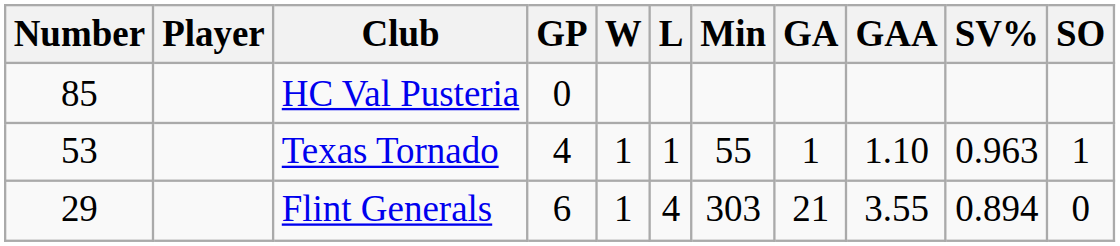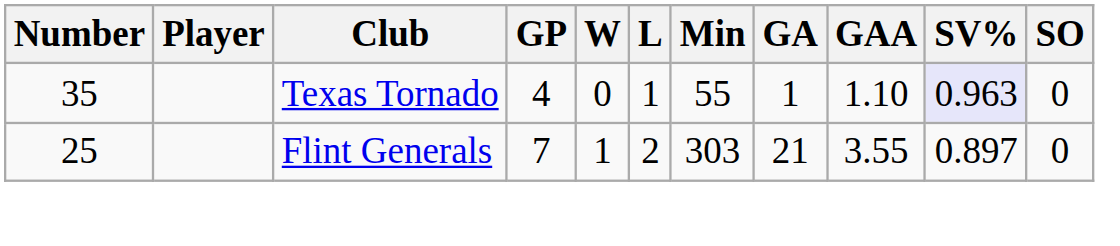- row: (401, 92)
(79, 151) 53 -> (79, 92) 35
(623, 151) 1 -> (603, 92) 0
(997, 151) no background -> (976, 92) lavender background
(1081, 151) 1 -> (1060, 92) 0
(79, 209) 29 -> (79, 151) 25
(562, 209) 6 -> (541, 151) 7
(671, 209) 4 -> (650, 151) 2
(997, 209) 0.894 -> (976, 151) 0.897
